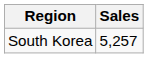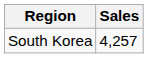(119, 40) 5,257 -> (119, 40) 4,257
